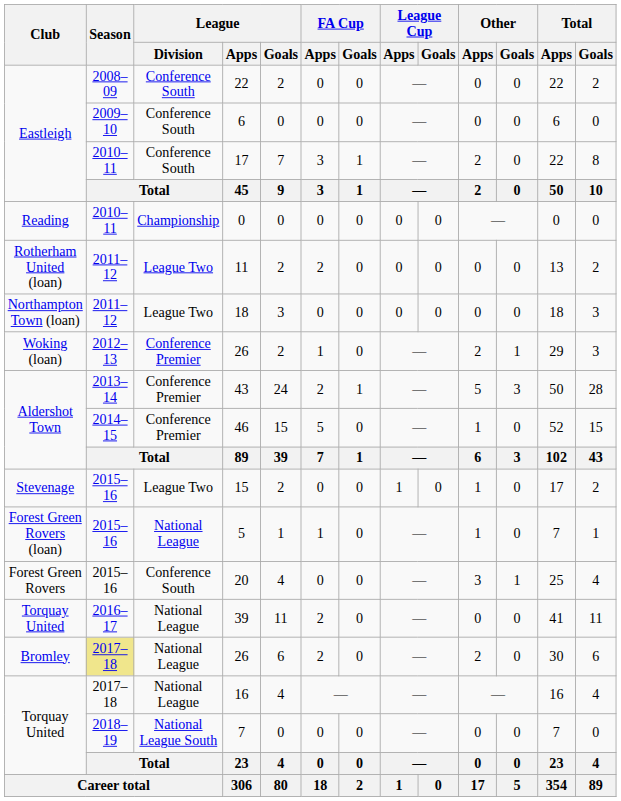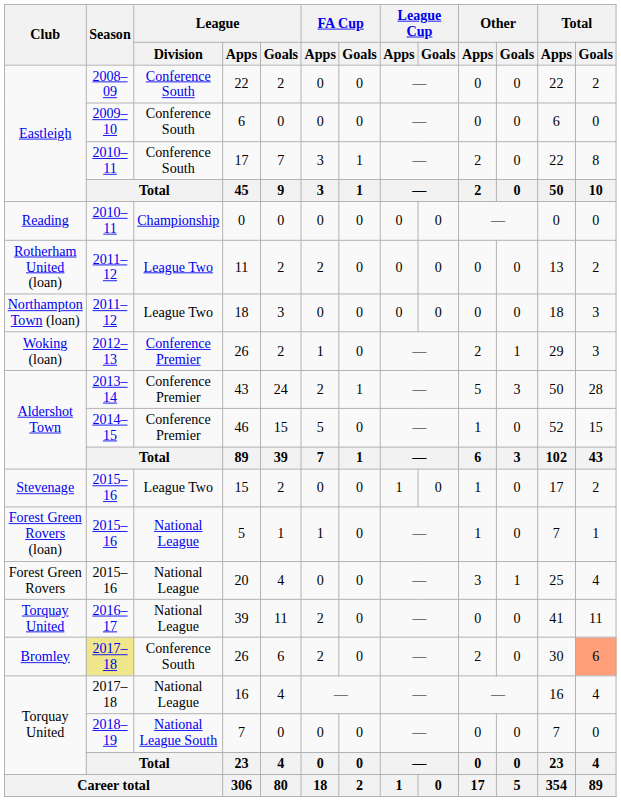(178, 580) Conference South -> (178, 580) National League
(178, 656) National League -> (178, 656) Conference South
(596, 656) no background -> (596, 656) lightsalmon background
